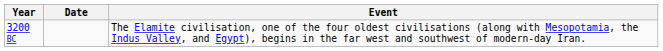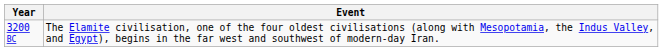- column: (76, 12)
